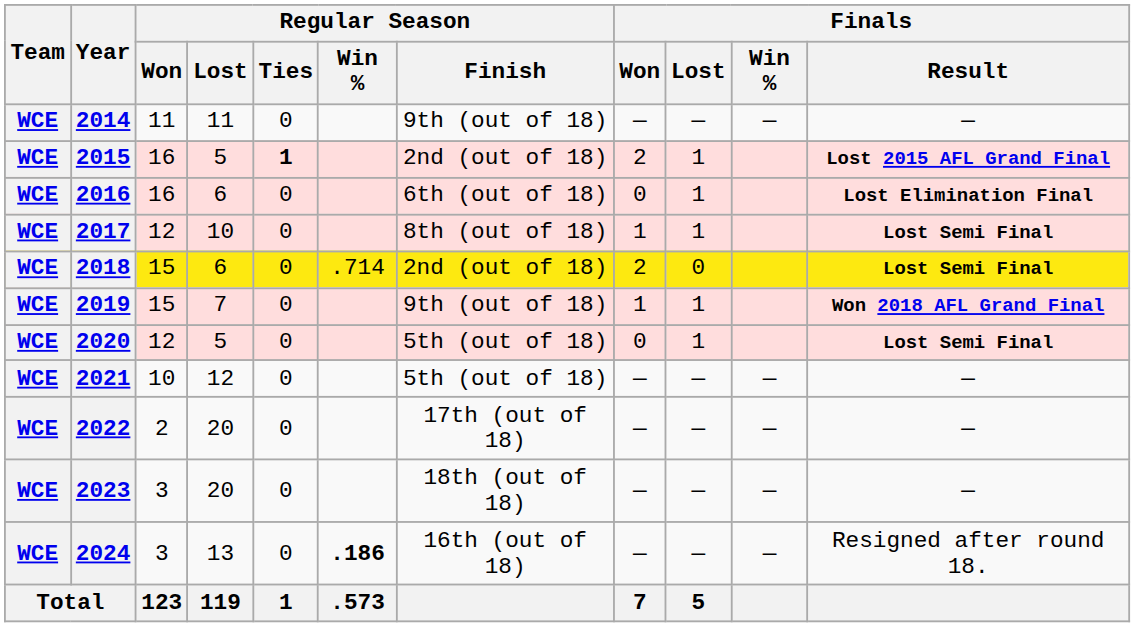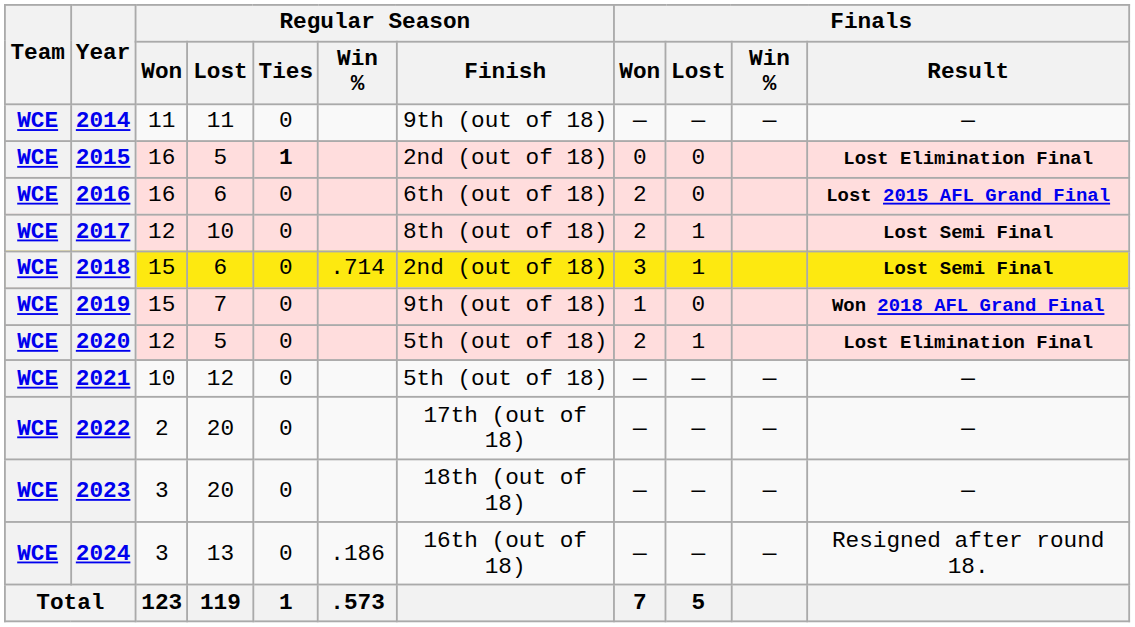(640, 159) 2 -> (640, 159) 0
(698, 159) 1 -> (698, 159) 0
(968, 159) Lost 2015 AFL Grand Final -> (968, 159) Lost Elimination Final
(640, 196) 0 -> (640, 196) 2
(698, 196) 1 -> (698, 196) 0
(968, 196) Lost Elimination Final -> (968, 196) Lost 2015 AFL Grand Final
(640, 233) 1 -> (640, 233) 2
(640, 269) 2 -> (640, 269) 3
(698, 269) 0 -> (698, 269) 1
(698, 306) 1 -> (698, 306) 0
(640, 343) 0 -> (640, 343) 2
(968, 343) Lost Semi Final -> (968, 343) Lost Elimination Final
(358, 554) bold -> (358, 554) normal
